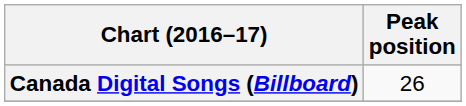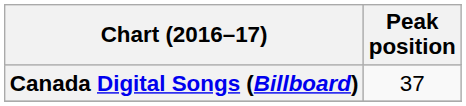(412, 82) 26 -> (412, 82) 37
